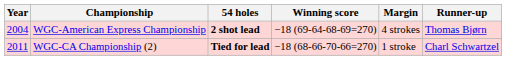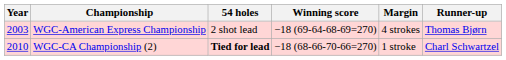(18, 30) 2004 -> (18, 30) 2003
(235, 30) bold -> (234, 30) normal
(18, 47) 2011 -> (18, 47) 2010
